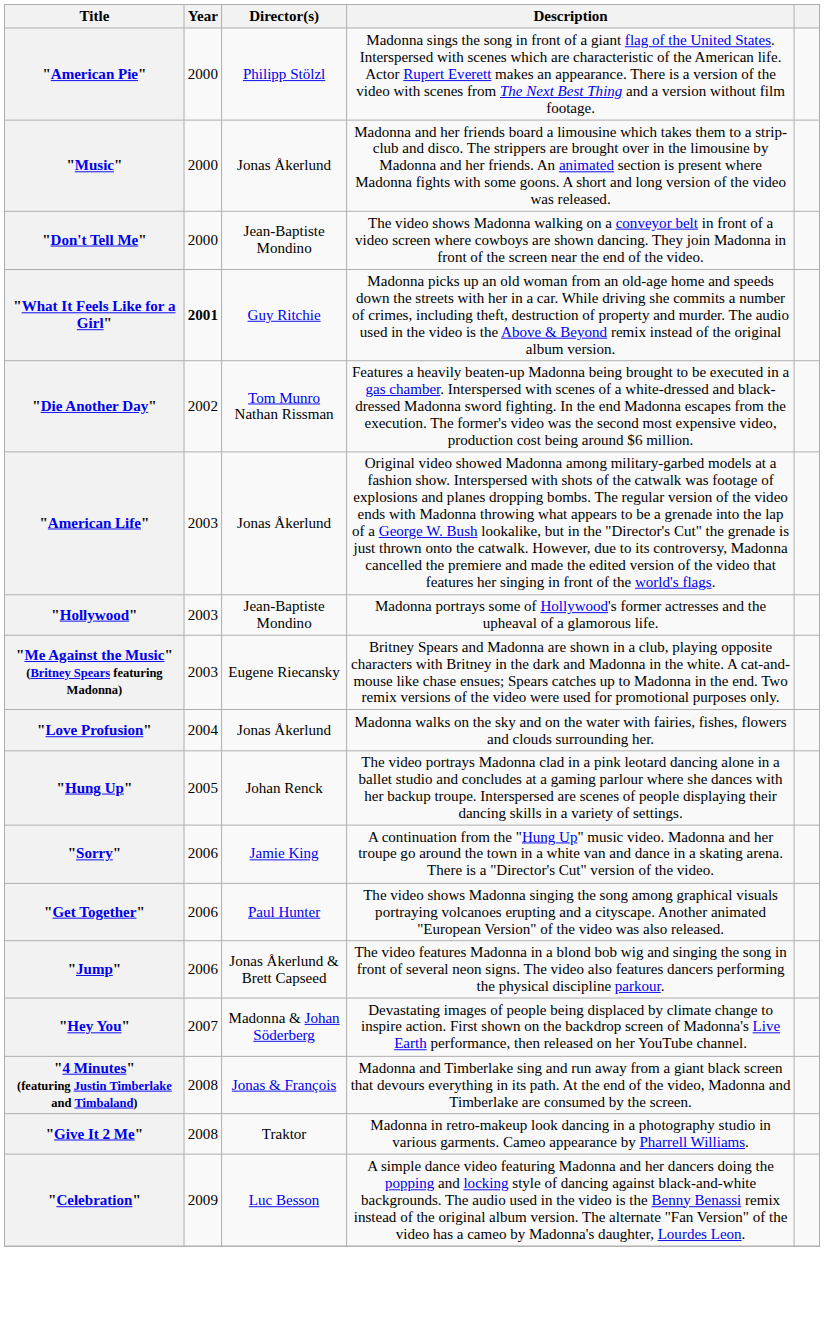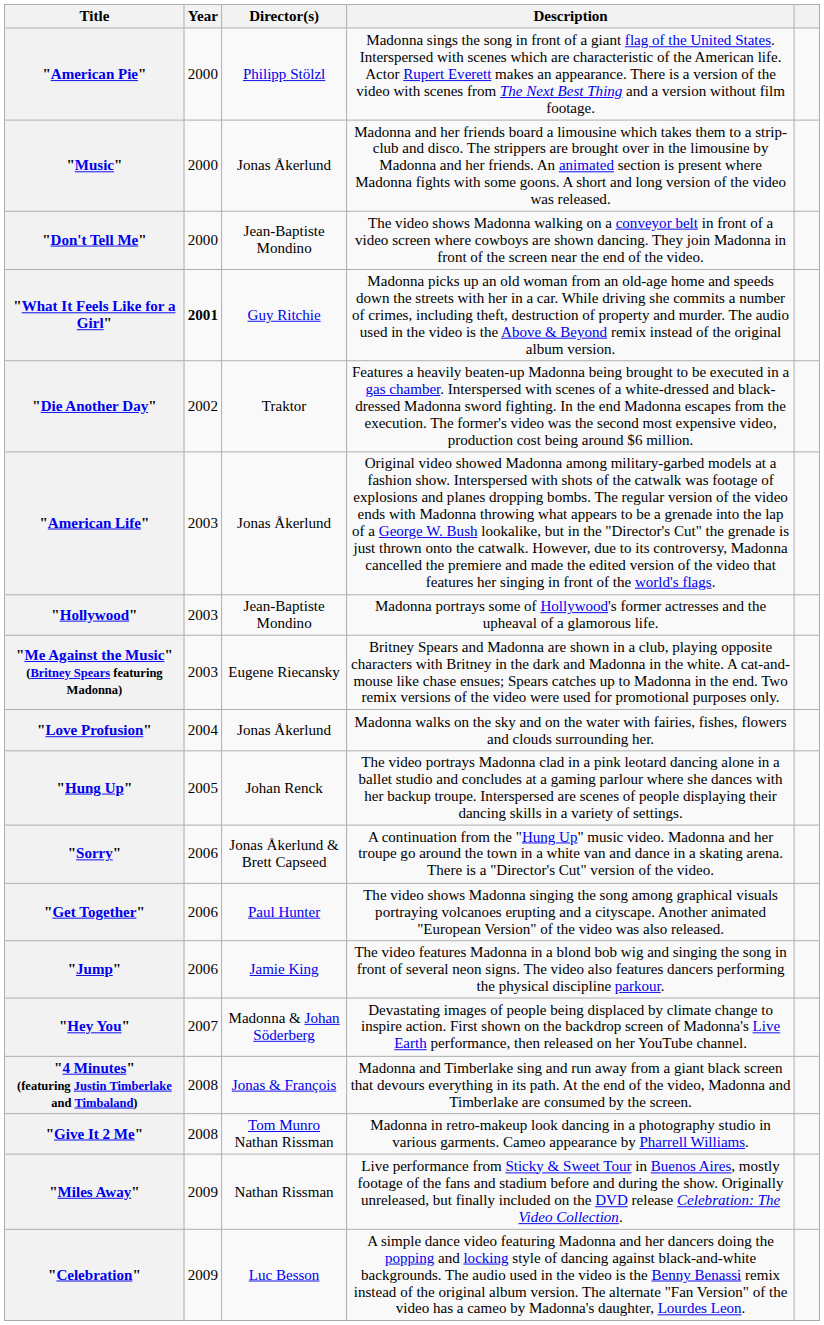(284, 406) Tom Munro Nathan Rissman -> (284, 406) Traktor
(284, 854) Jamie King -> (284, 854) Jonas Åkerlund & Brett Capseed
(284, 969) Jonas Åkerlund & Brett Capseed -> (284, 969) Jamie King
(284, 1134) Traktor -> (284, 1134) Tom Munro Nathan Rissman
+ row: (94, 1191)
